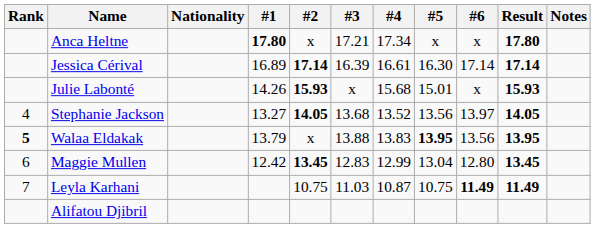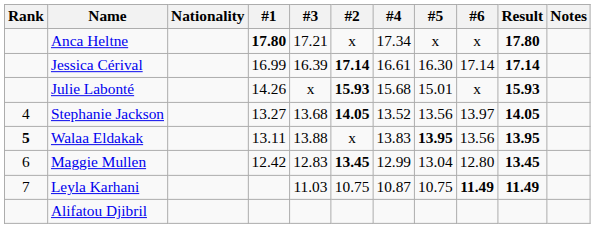columns swapped: (310, 16) <-> (352, 16)
(269, 65) 16.89 -> (269, 65) 16.99
(269, 138) 13.79 -> (269, 138) 13.11
